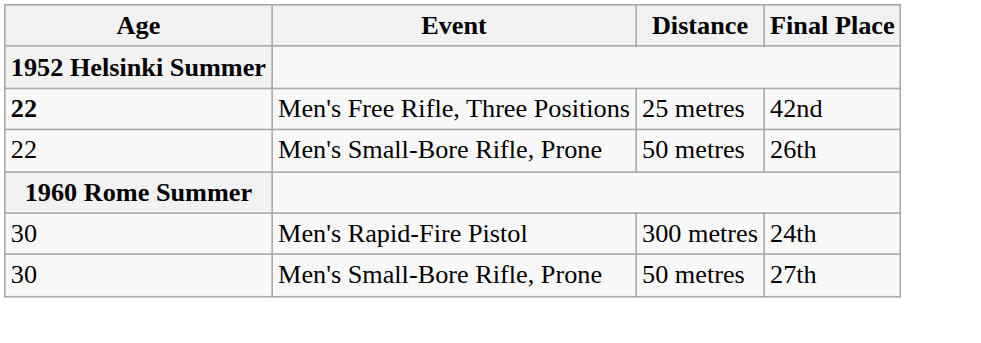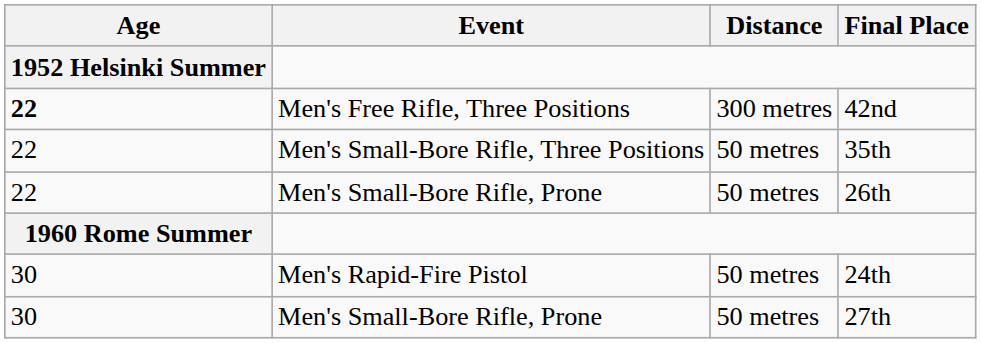(693, 108) 25 metres -> (774, 108) 300 metres
+ row: (868, 150)
(700, 233) 300 metres -> (768, 274) 50 metres
